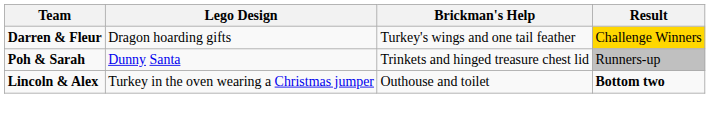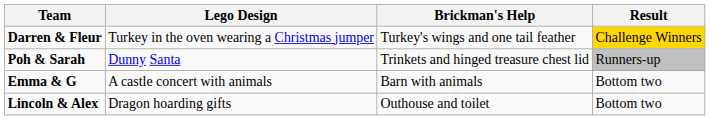(170, 37) Dragon hoarding gifts -> (241, 37) Turkey in the oven wearing a Christmas jumper
+ row: (42, 81)
(241, 81) Turkey in the oven wearing a Christmas jumper -> (170, 103) Dragon hoarding gifts
(630, 81) bold -> (629, 103) normal
